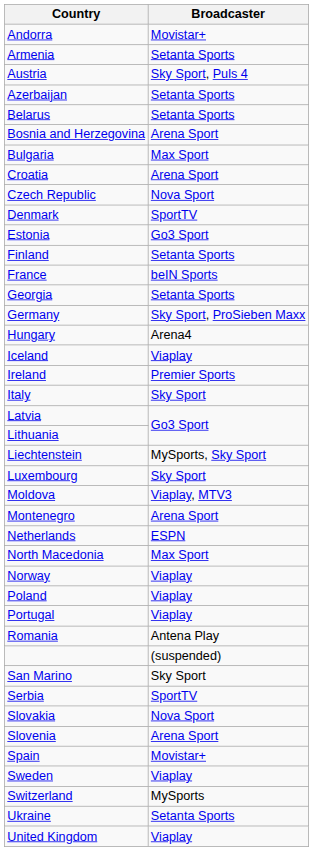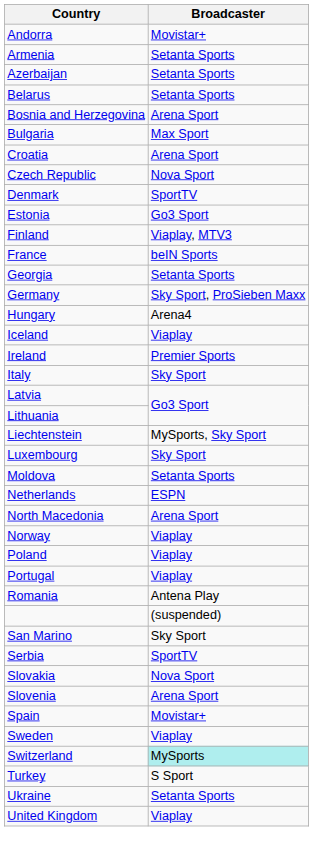- row: (27, 74)
(193, 255) Setanta Sports -> (191, 235) Viaplay, MTV3
(191, 495) Viaplay, MTV3 -> (193, 475) Setanta Sports
- row: (41, 515)
(180, 555) Max Sport -> (185, 515) Arena Sport
(178, 796) no background -> (178, 756) paleturquoise background
+ row: (26, 776)
